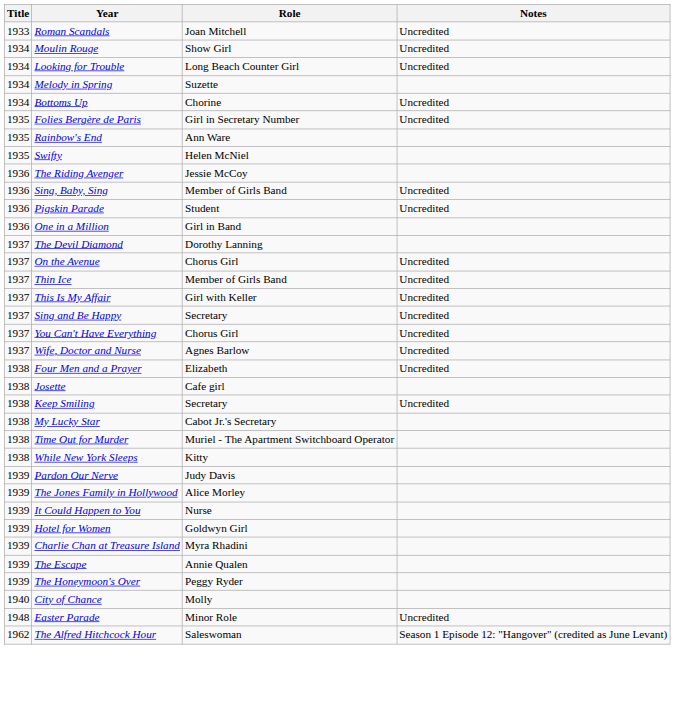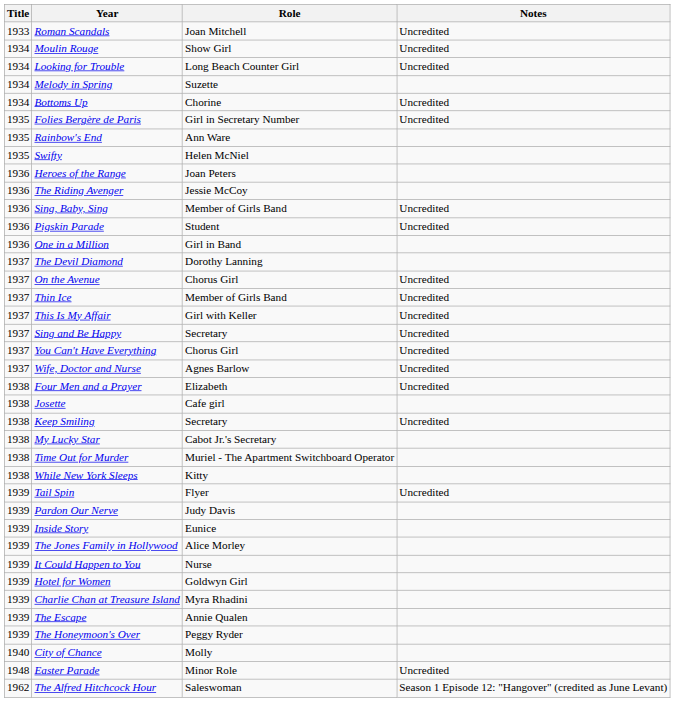+ row: (80, 173)
+ row: (54, 492)
+ row: (61, 528)
